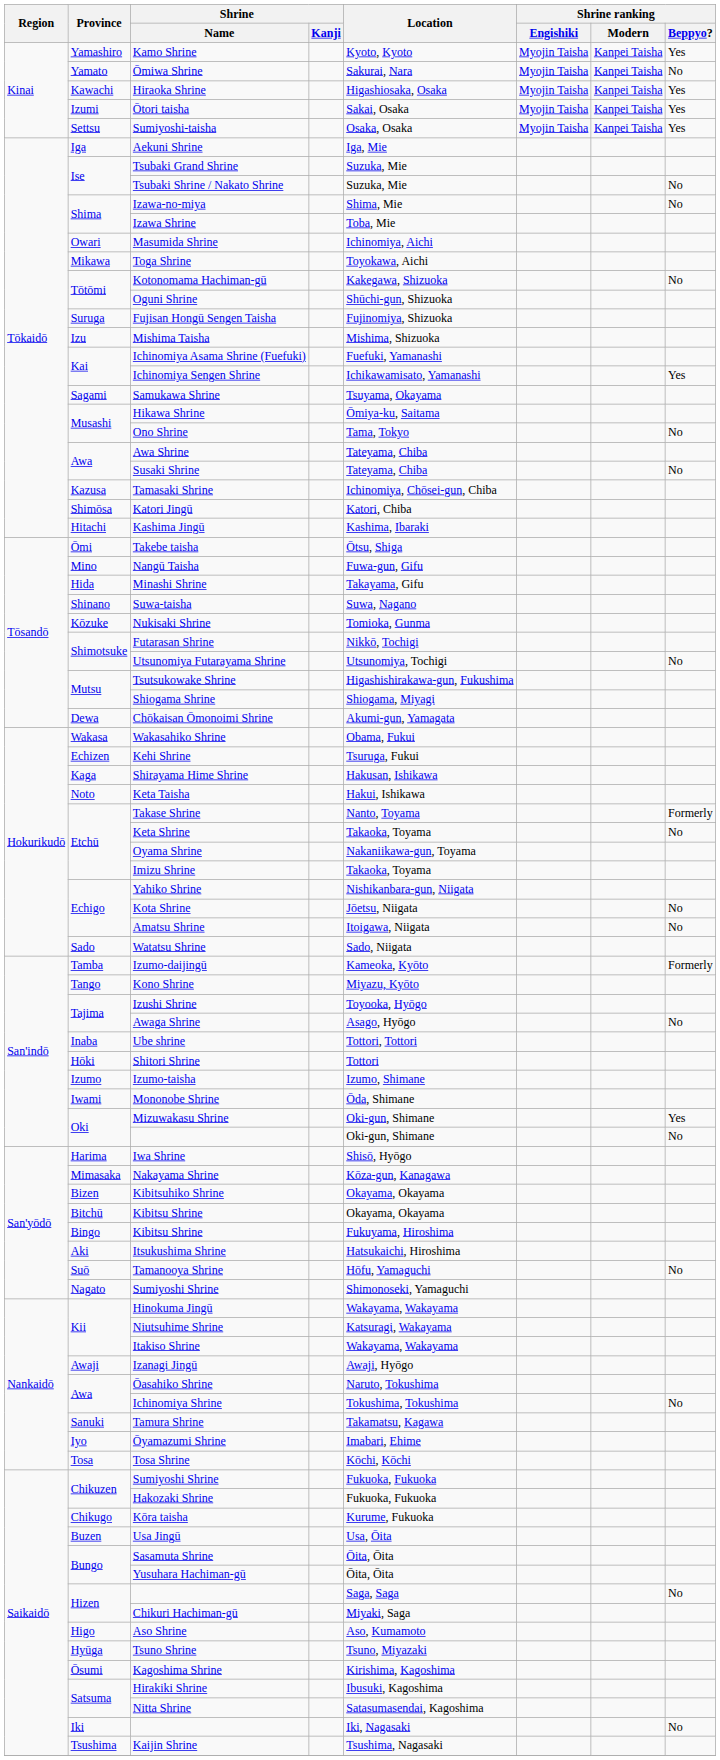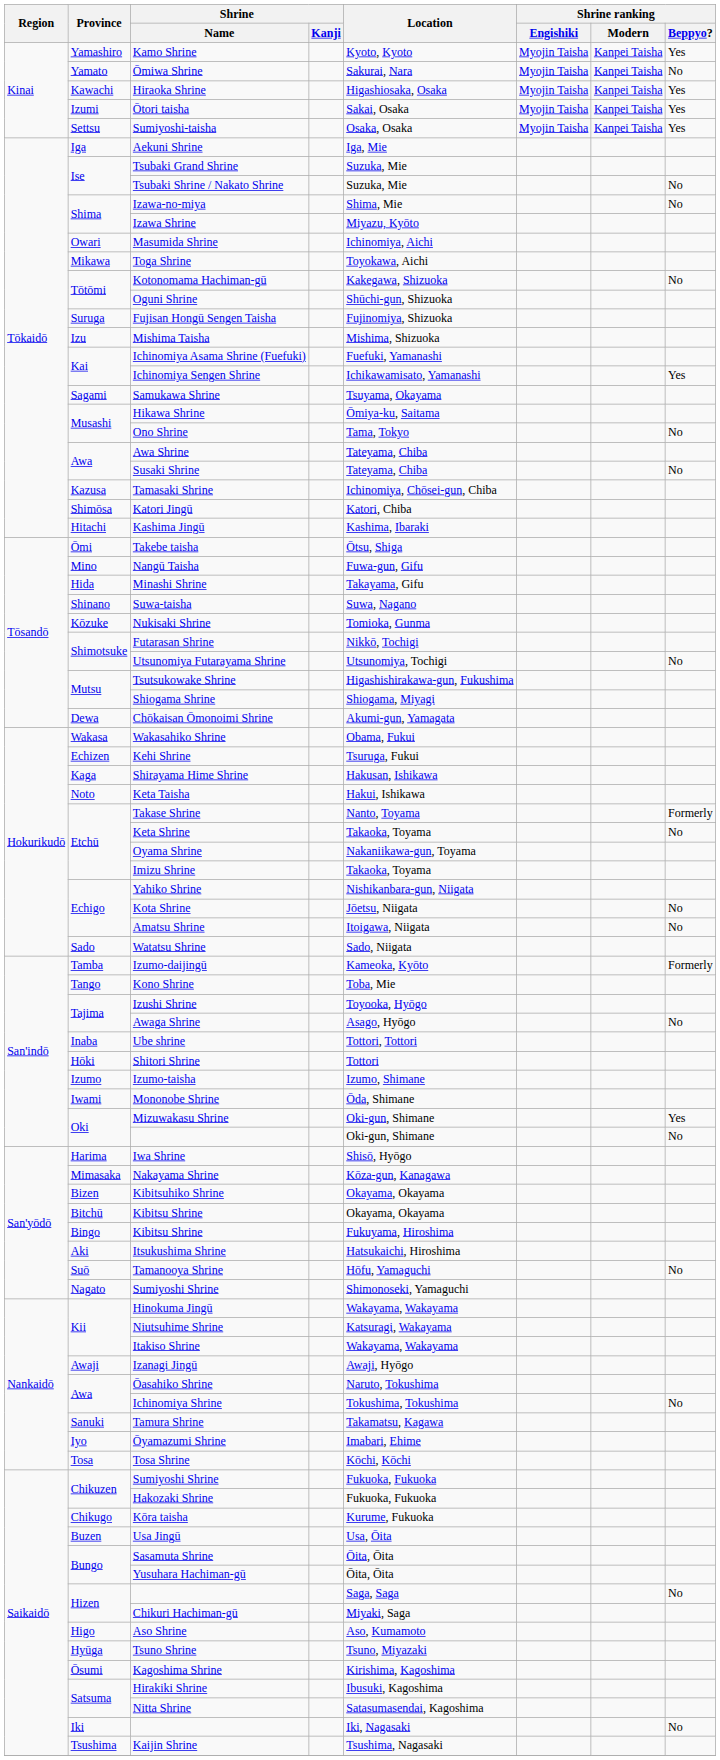(371, 223) Toba, Mie -> (383, 223) Miyazu, Kyōto
(383, 984) Miyazu, Kyōto -> (371, 984) Toba, Mie
